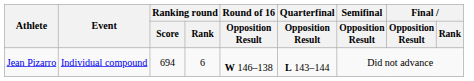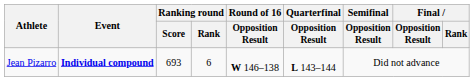(104, 62) normal -> (107, 62) bold
(167, 62) 694 -> (174, 62) 693
